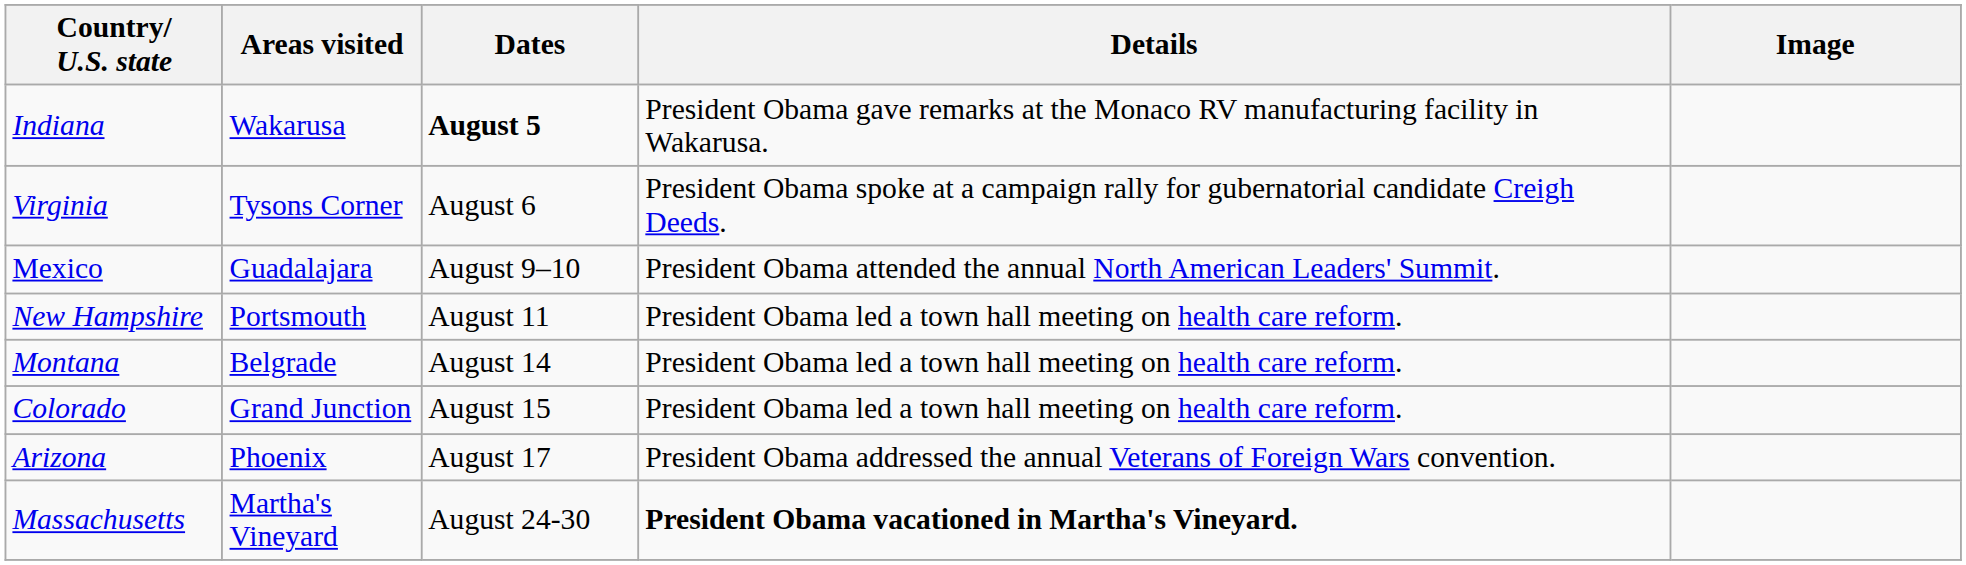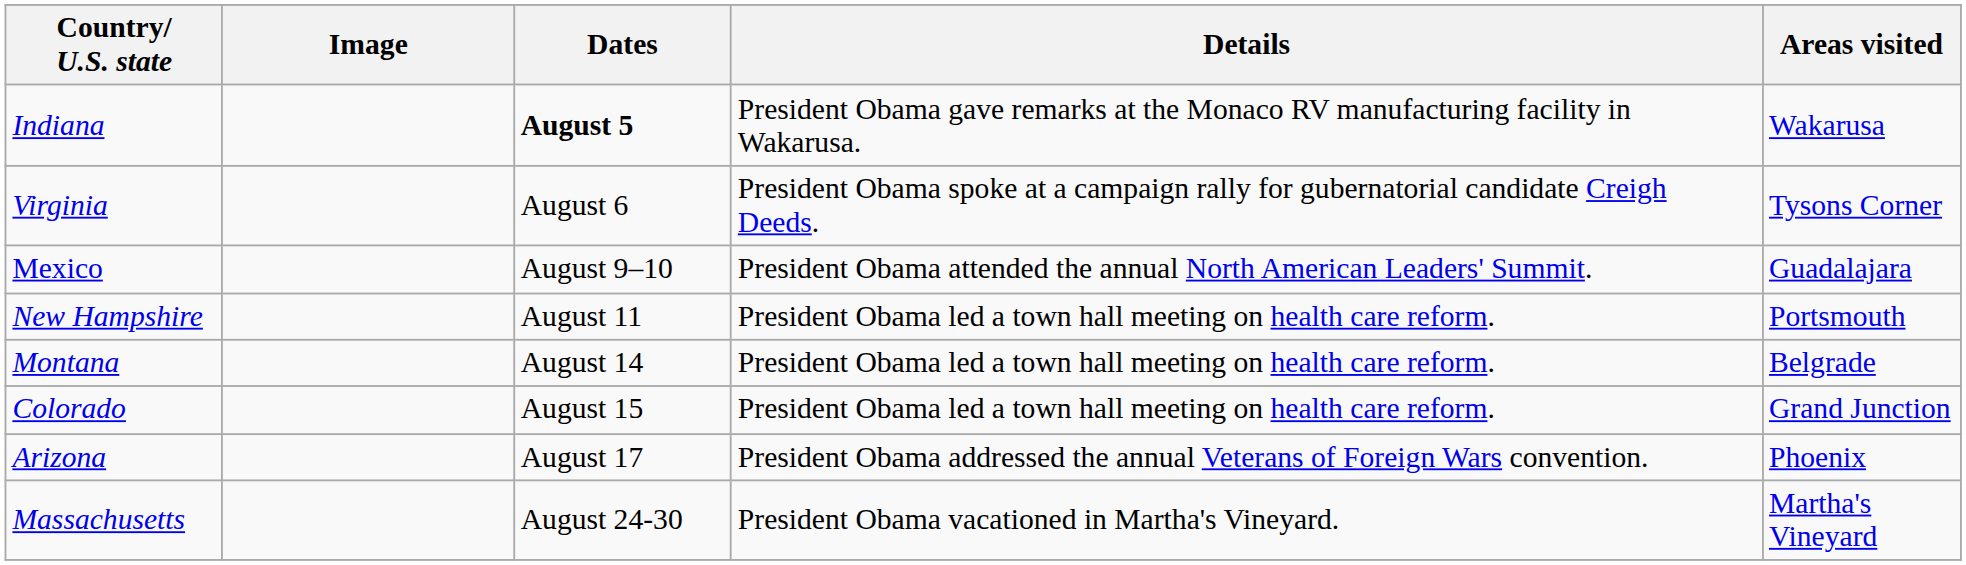columns swapped: (322, 44) <-> (1815, 44)
(971, 520) bold -> (1039, 520) normal
